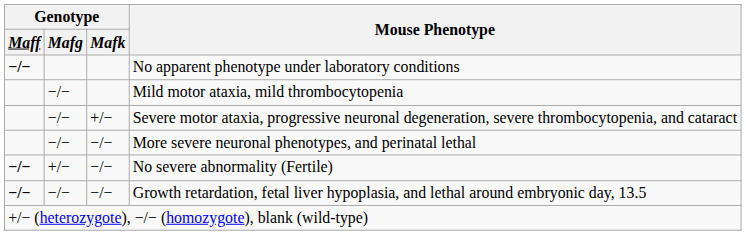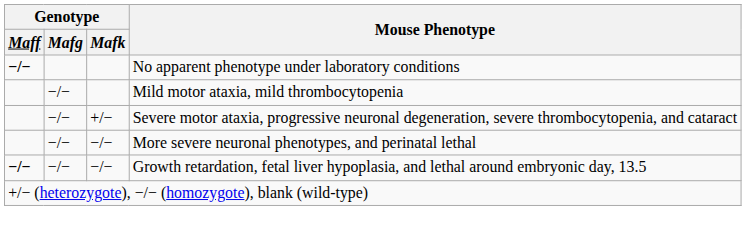- row: (233, 167)
